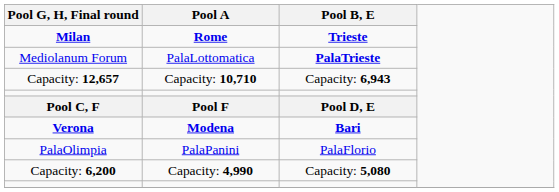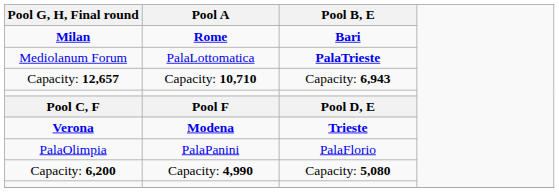(348, 36) Trieste -> (348, 36) Bari
(348, 127) Bari -> (348, 127) Trieste
